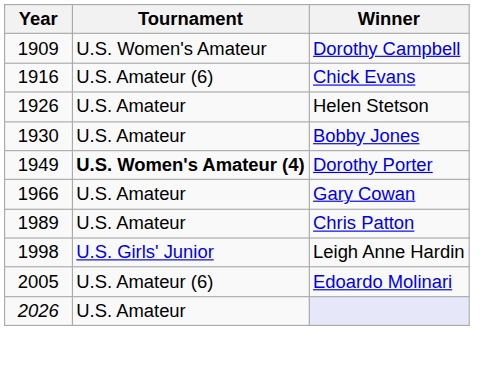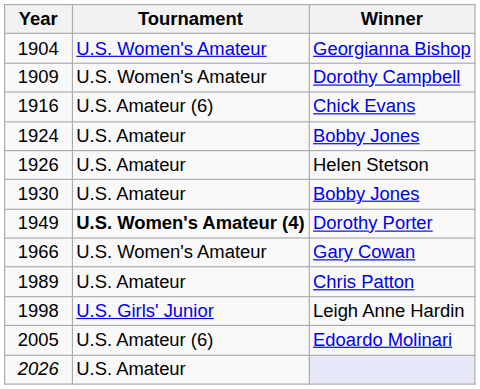+ row: (38, 48)
+ row: (38, 135)
(131, 194) U.S. Amateur -> (171, 252) U.S. Women's Amateur
